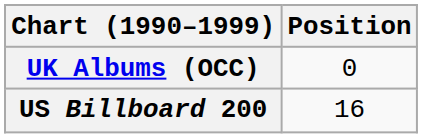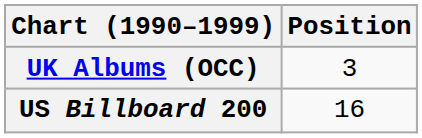(349, 68) 0 -> (349, 68) 3
